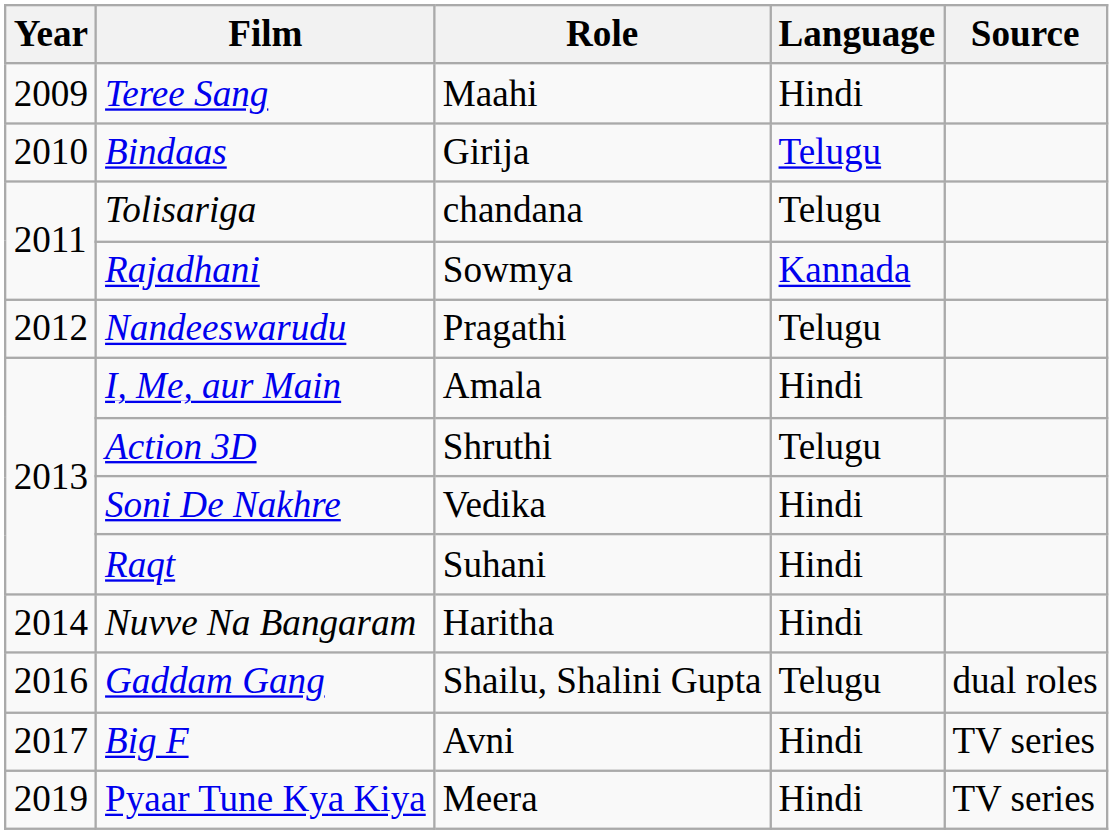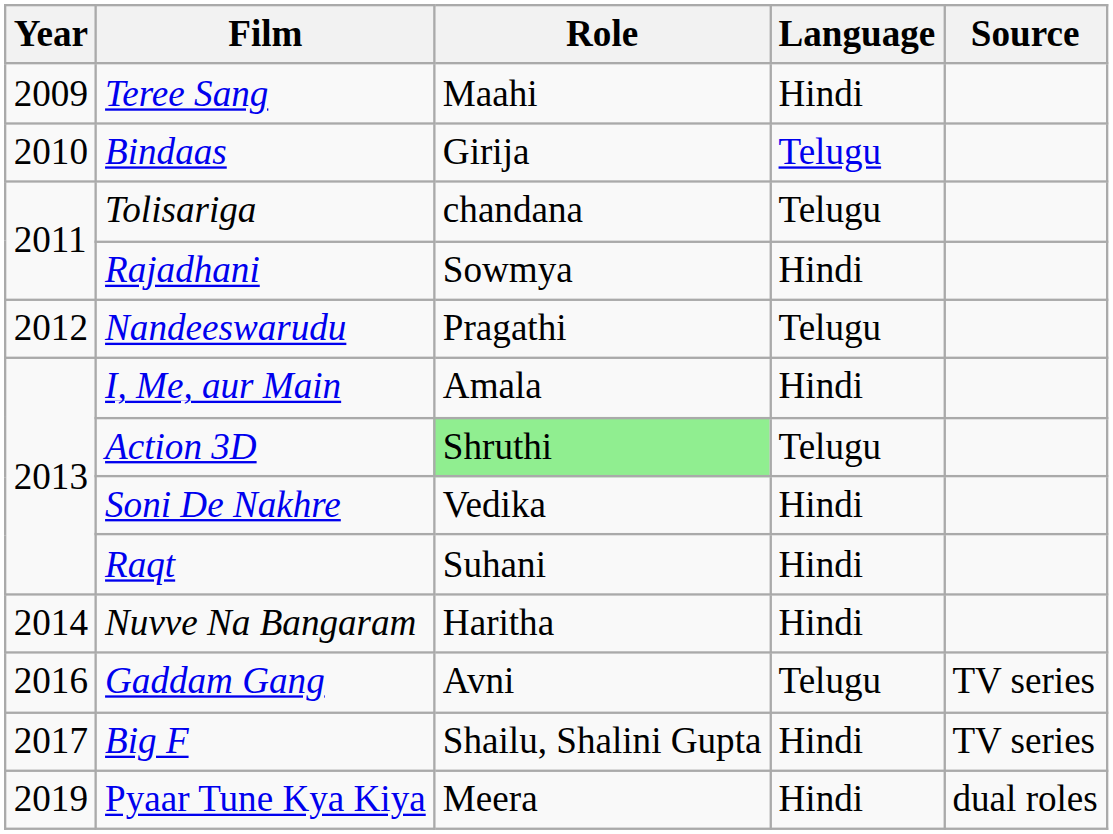(845, 269) Kannada -> (821, 269) Hindi
(498, 446) no background -> (498, 446) lightgreen background
(602, 681) Shailu, Shalini Gupta -> (479, 681) Avni
(1025, 681) dual roles -> (1024, 681) TV series
(479, 740) Avni -> (602, 740) Shailu, Shalini Gupta
(1024, 799) TV series -> (1025, 799) dual roles
